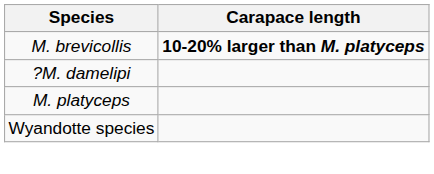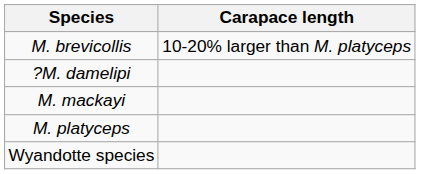(293, 45) bold -> (287, 45) normal
+ row: (81, 100)
